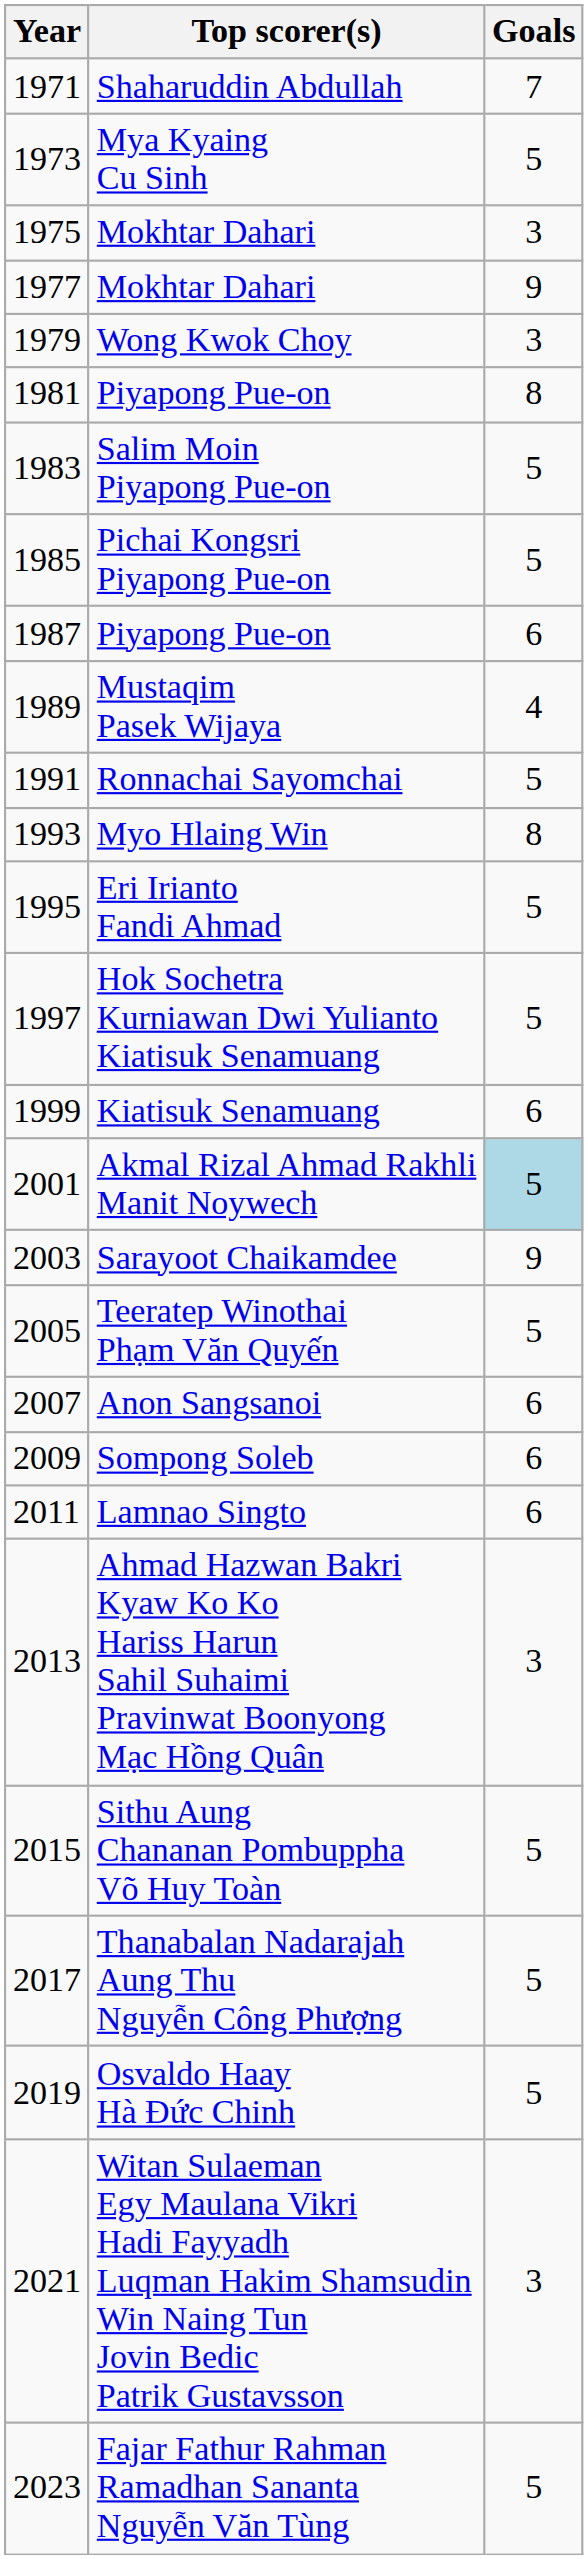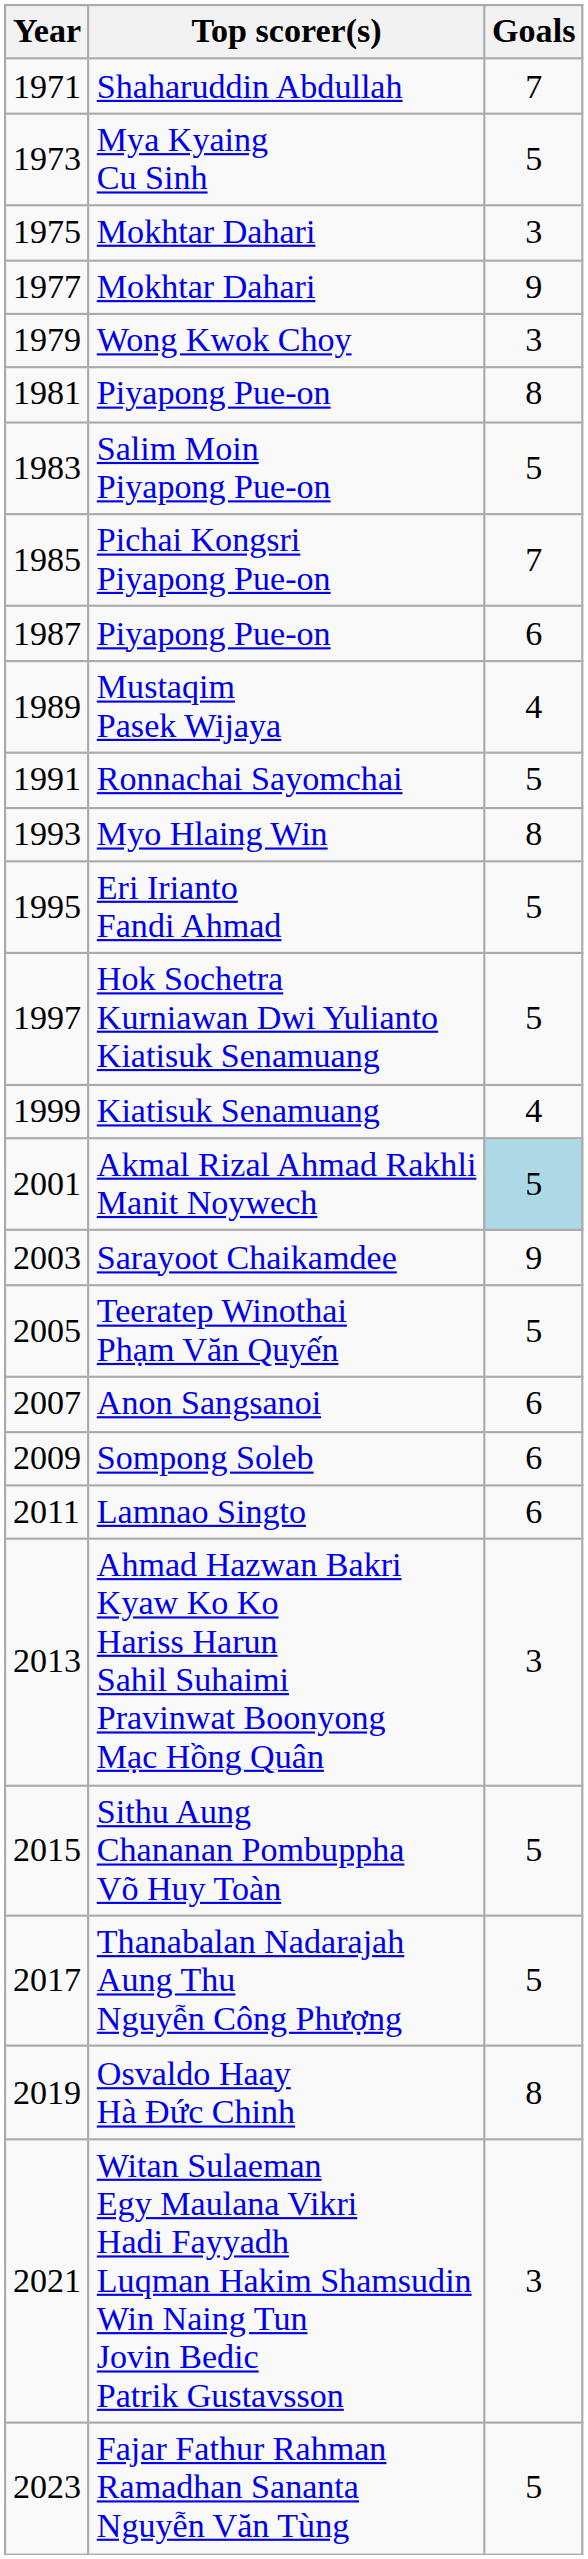(534, 559) 5 -> (534, 559) 7
(534, 1110) 6 -> (534, 1110) 4
(534, 2092) 5 -> (534, 2092) 8
